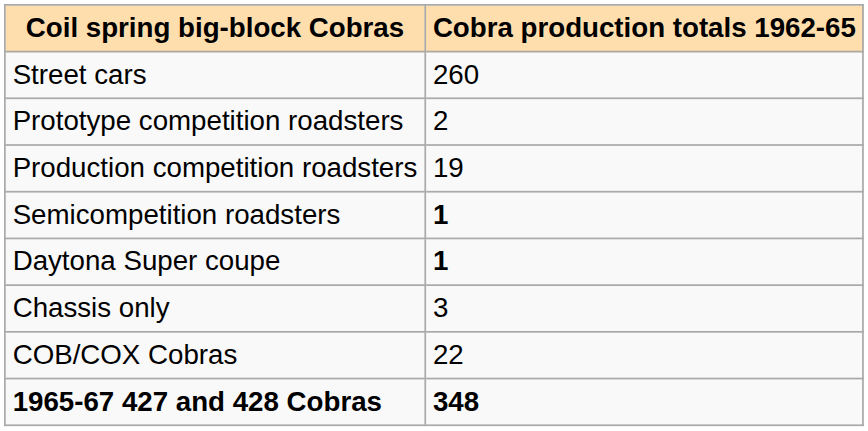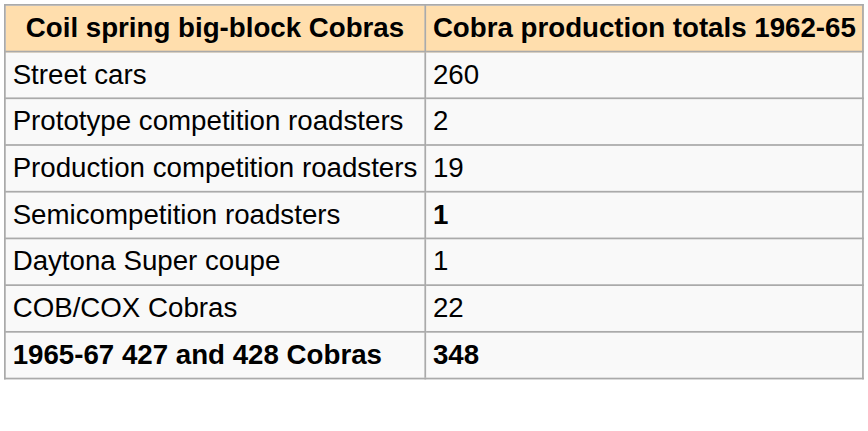(441, 261) bold -> (441, 261) normal
- row: (91, 308)
